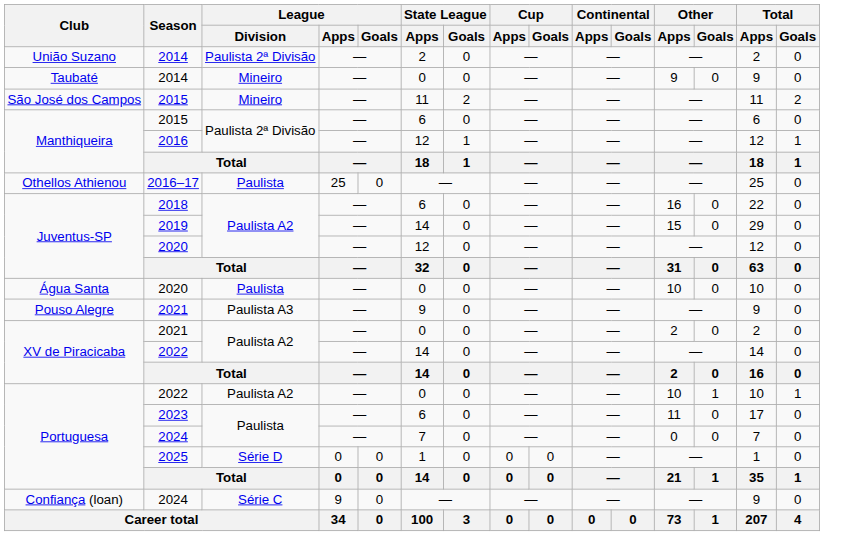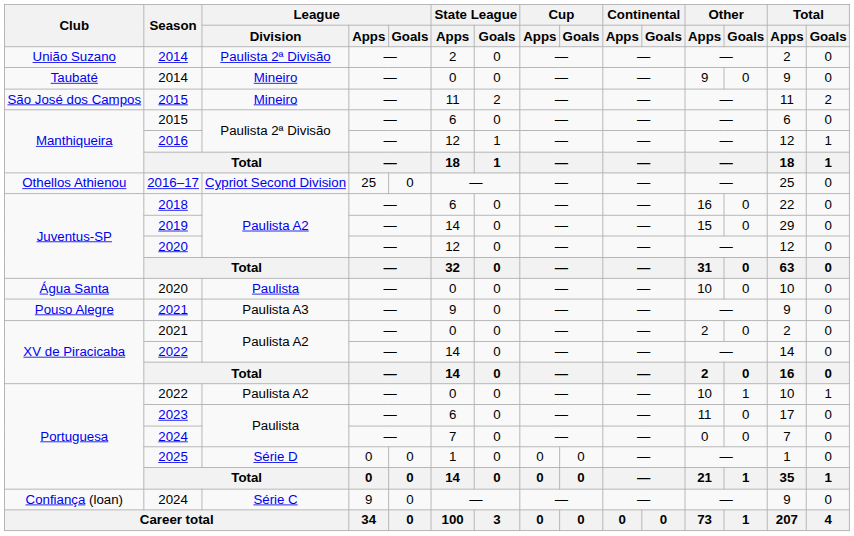(260, 183) Paulista -> (276, 183) Cypriot Second Division
